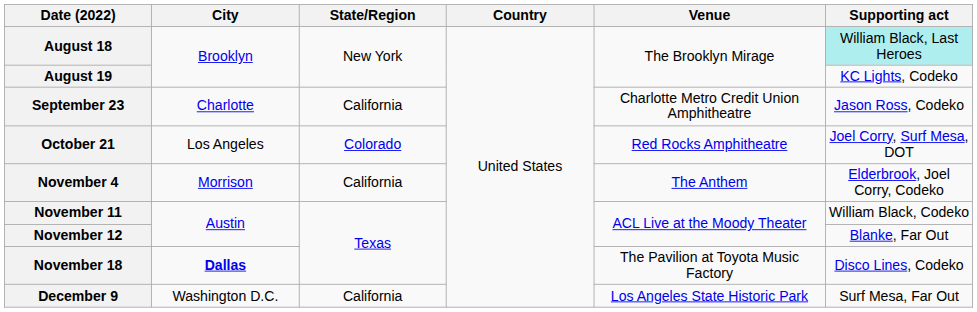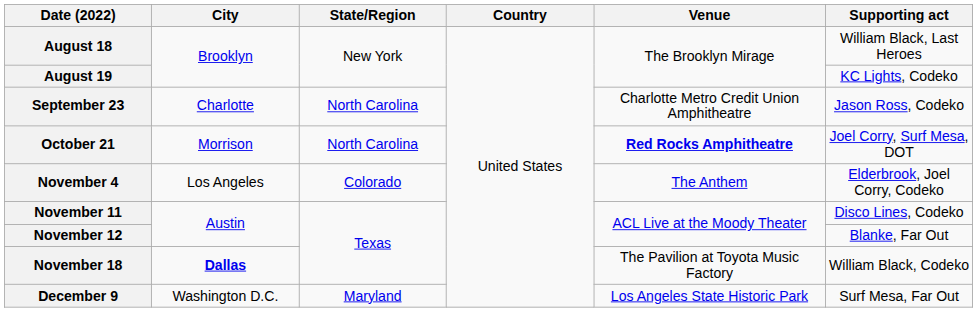(899, 45) paleturquoise background -> (899, 45) no background
(373, 106) California -> (373, 106) North Carolina
(225, 144) Los Angeles -> (225, 144) Morrison
(373, 144) Colorado -> (373, 144) North Carolina
(709, 144) normal -> (709, 144) bold
(225, 182) Morrison -> (225, 182) Los Angeles
(373, 182) California -> (373, 182) Colorado
(899, 213) William Black, Codeko -> (899, 213) Disco Lines, Codeko
(899, 265) Disco Lines, Codeko -> (899, 265) William Black, Codeko
(373, 295) California -> (373, 295) Maryland
